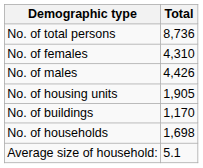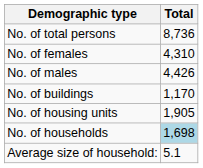rows swapped: (62, 93) <-> (50, 113)
(179, 133) no background -> (179, 133) lightblue background
